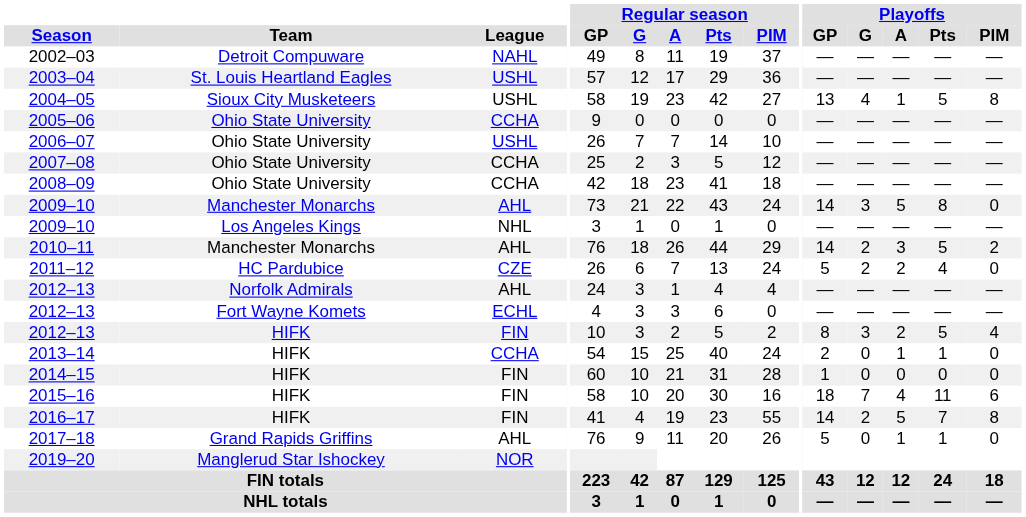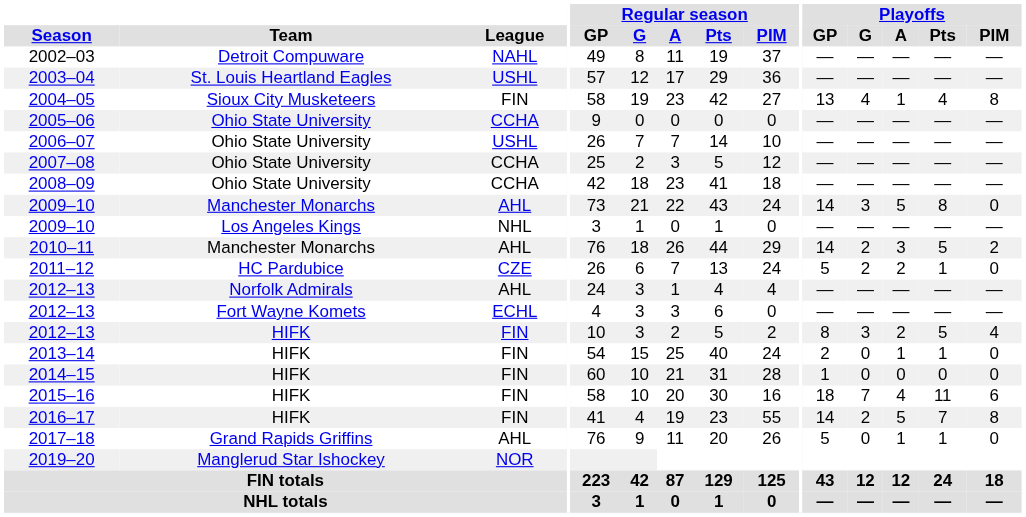(515, 99) USHL -> (515, 99) FIN
(943, 99) 5 -> (943, 99) 4
(943, 268) 4 -> (943, 268) 1
(515, 353) CCHA -> (515, 353) FIN
